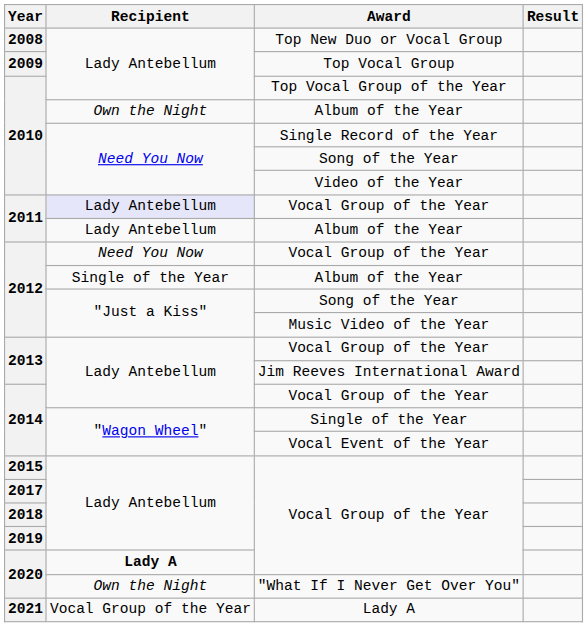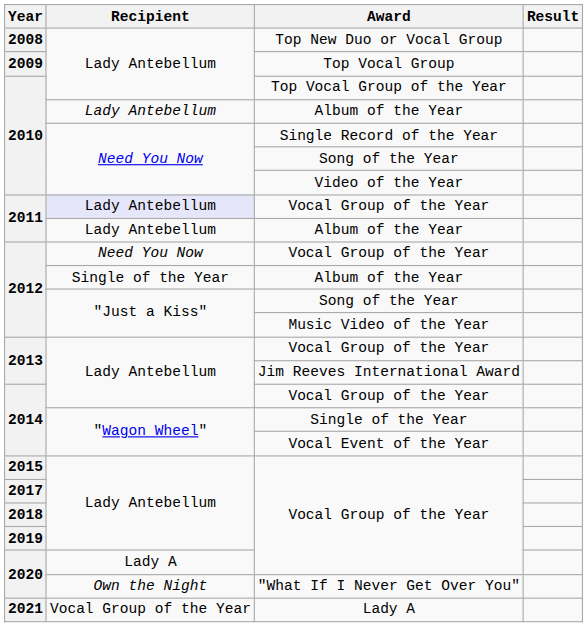(150, 111) Own the Night -> (150, 111) Lady Antebellum
(150, 562) bold -> (150, 562) normal
